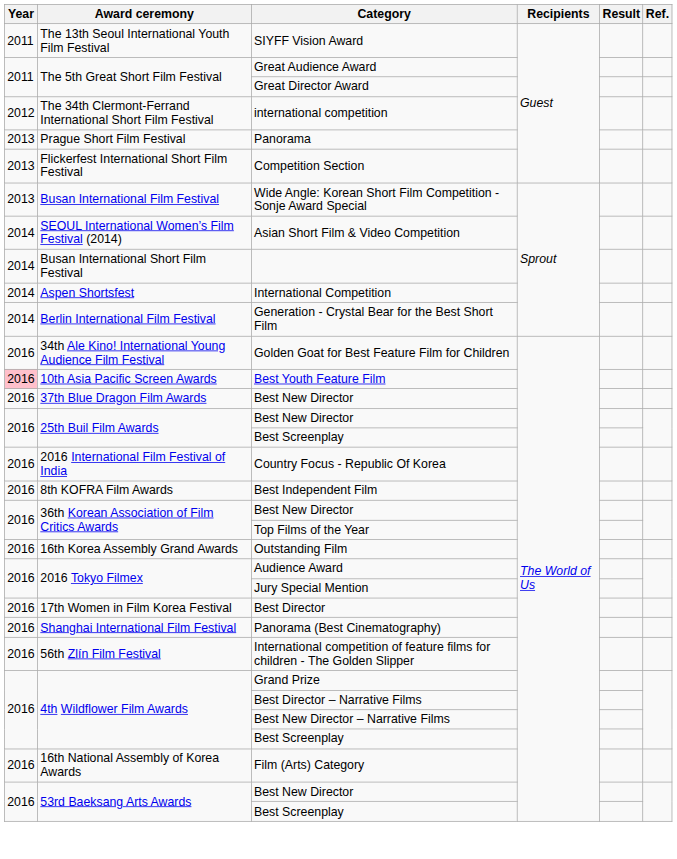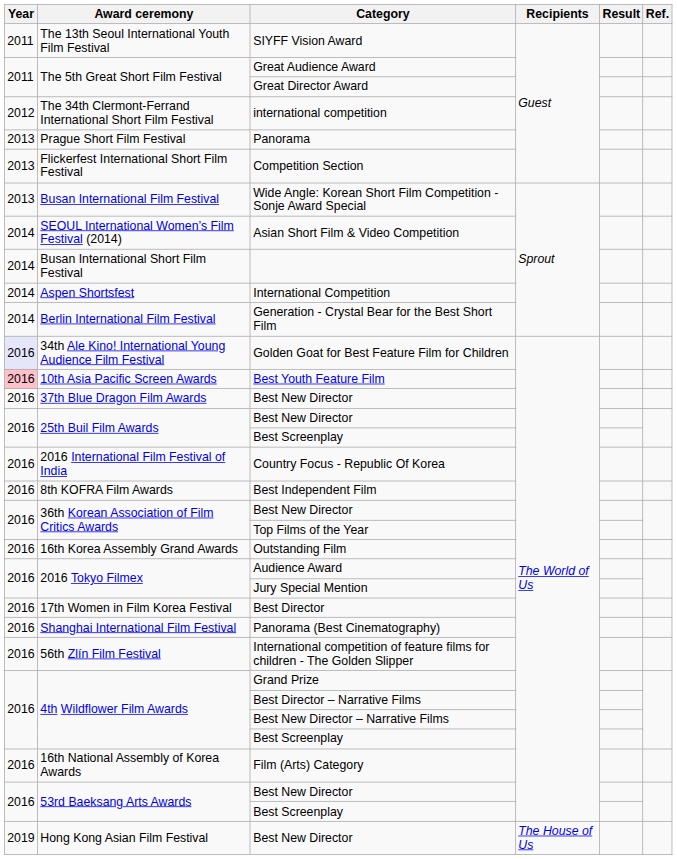(21, 352) no background -> (21, 352) lavender background
+ row: (124, 837)
